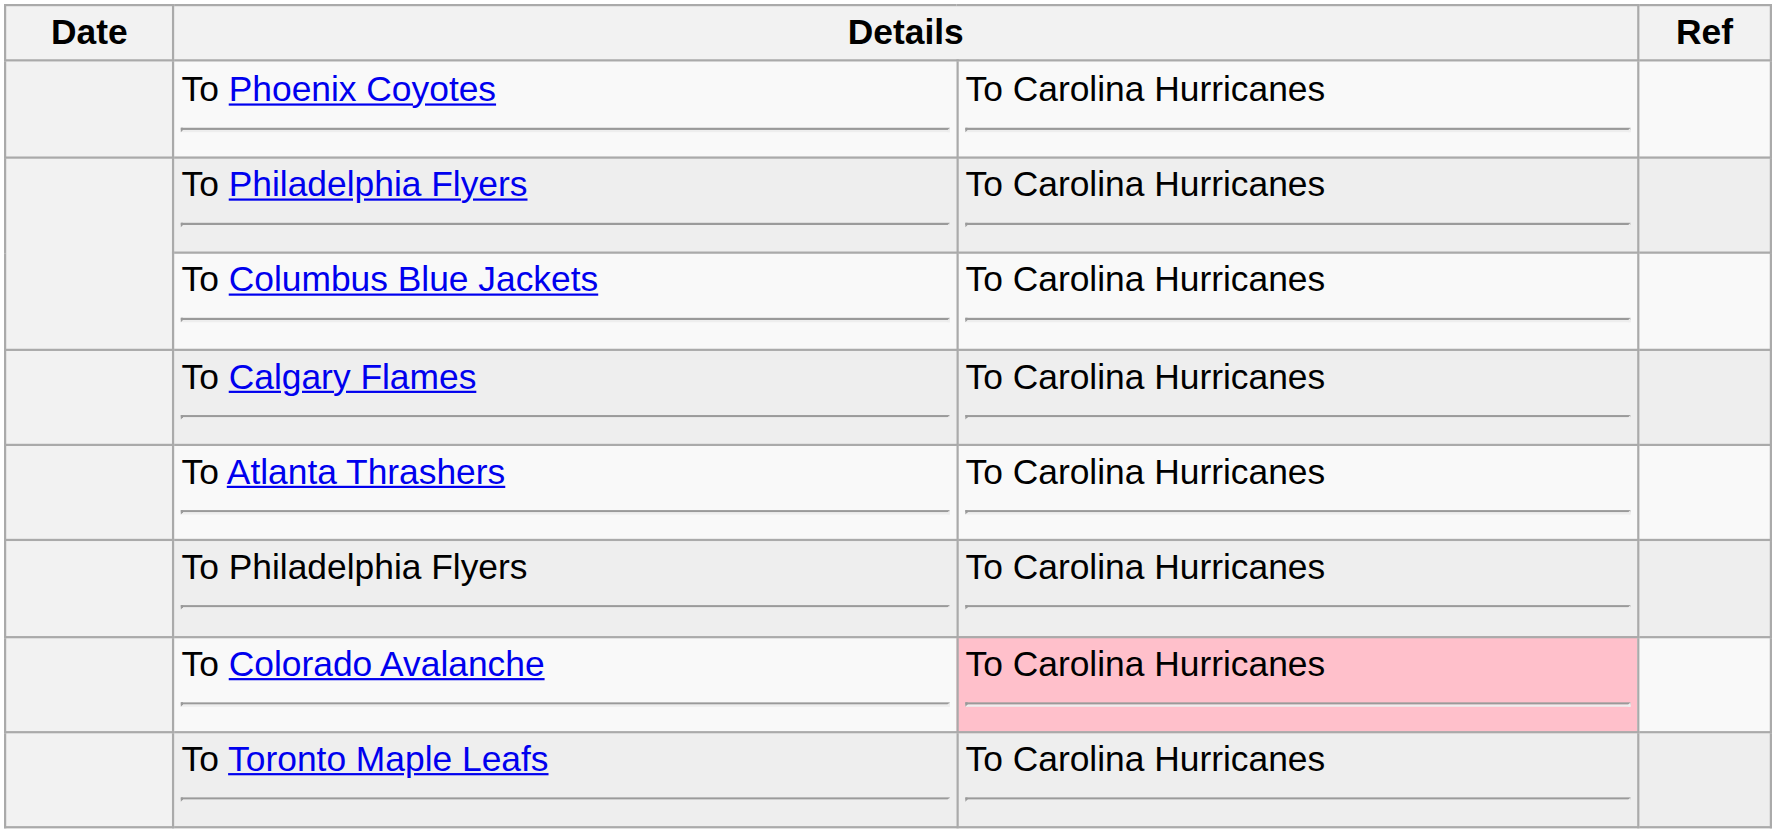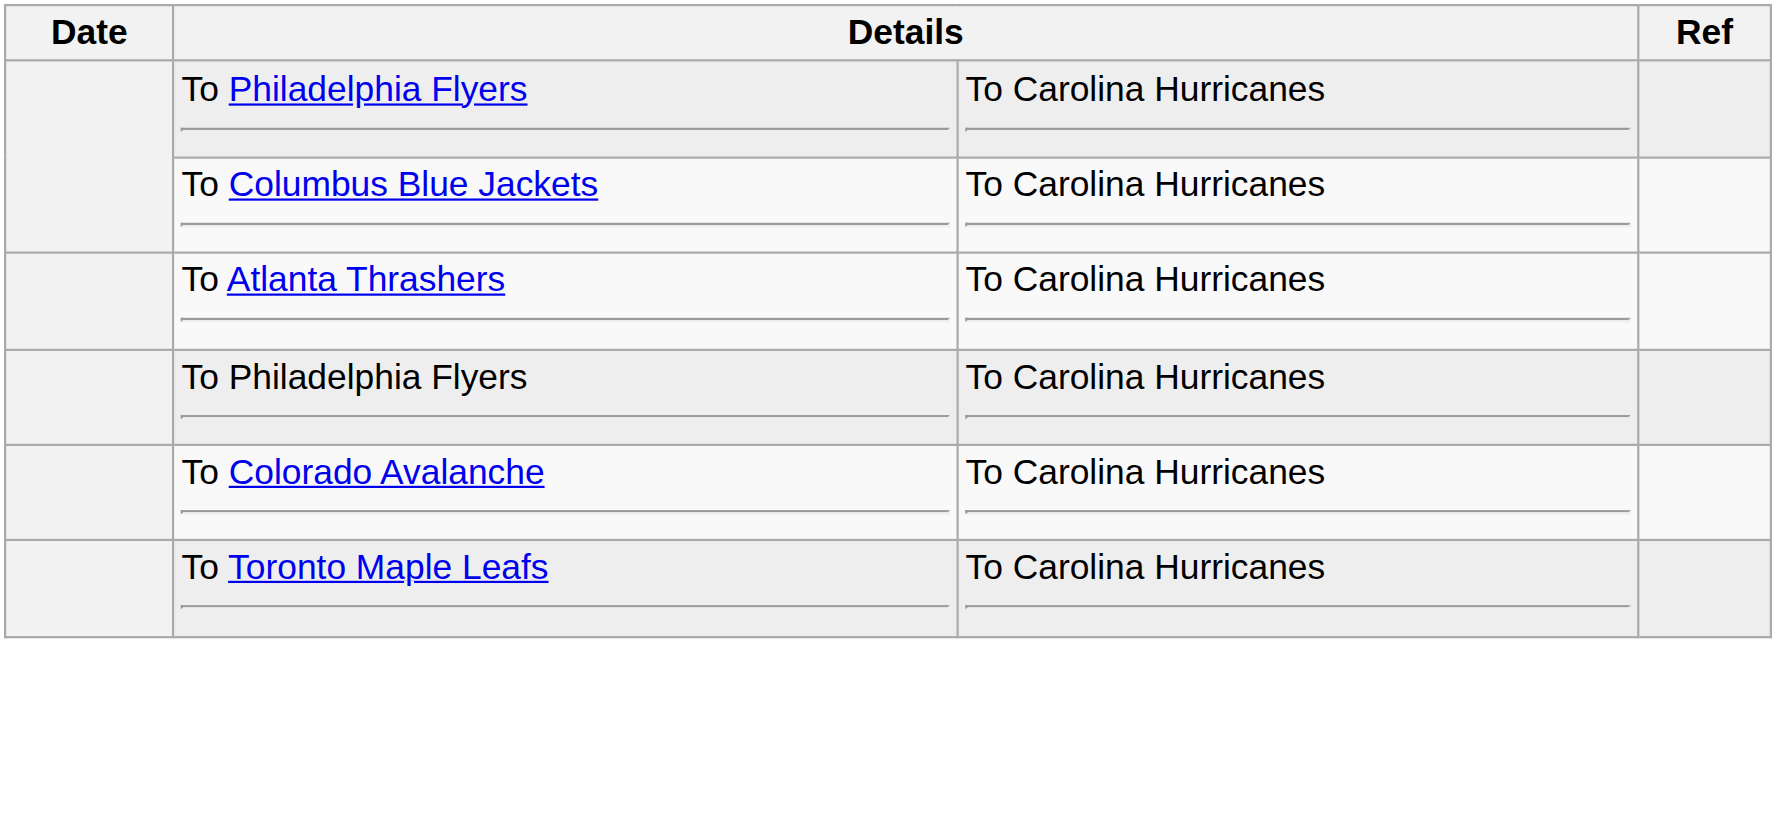- row: (89, 109)
- row: (89, 397)
(1298, 675) pink background -> (1298, 484) no background
